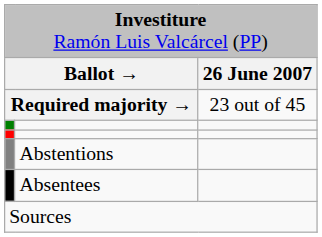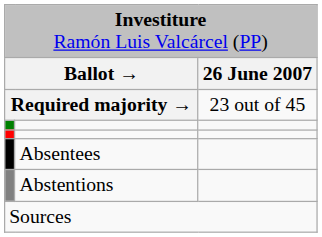rows swapped: (10, 154) <-> (10, 185)
